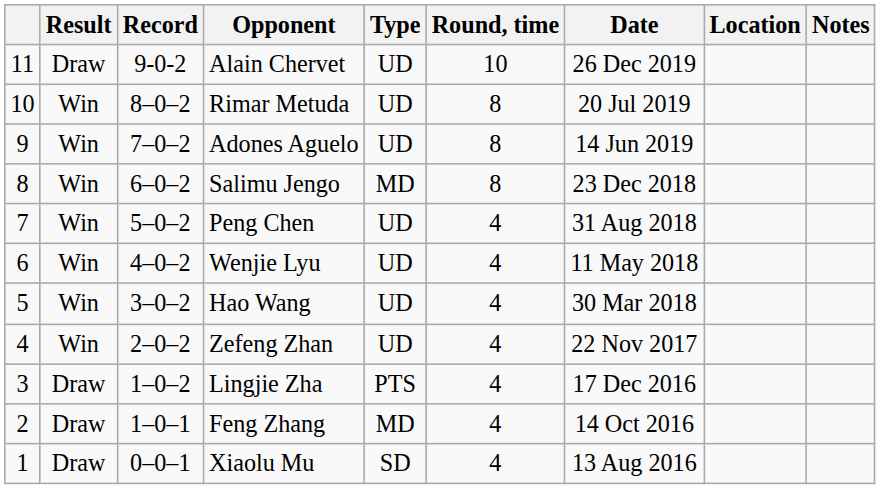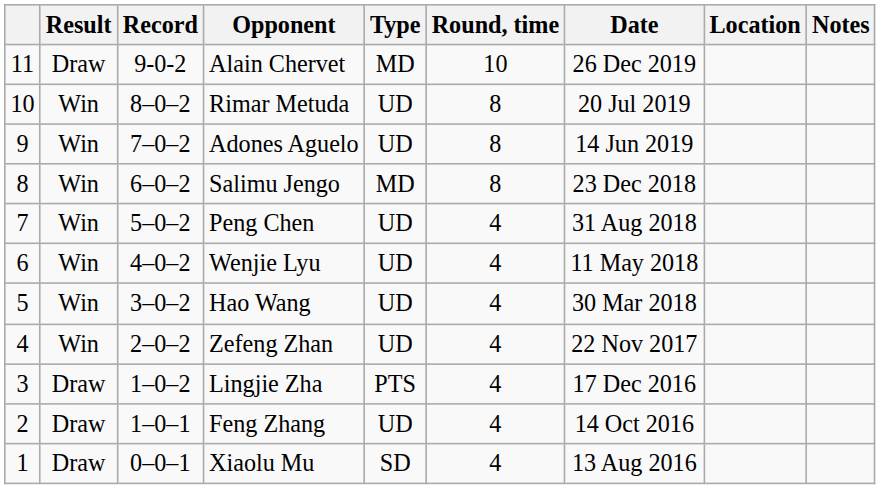(395, 64) UD -> (395, 64) MD
(395, 423) MD -> (395, 423) UD
